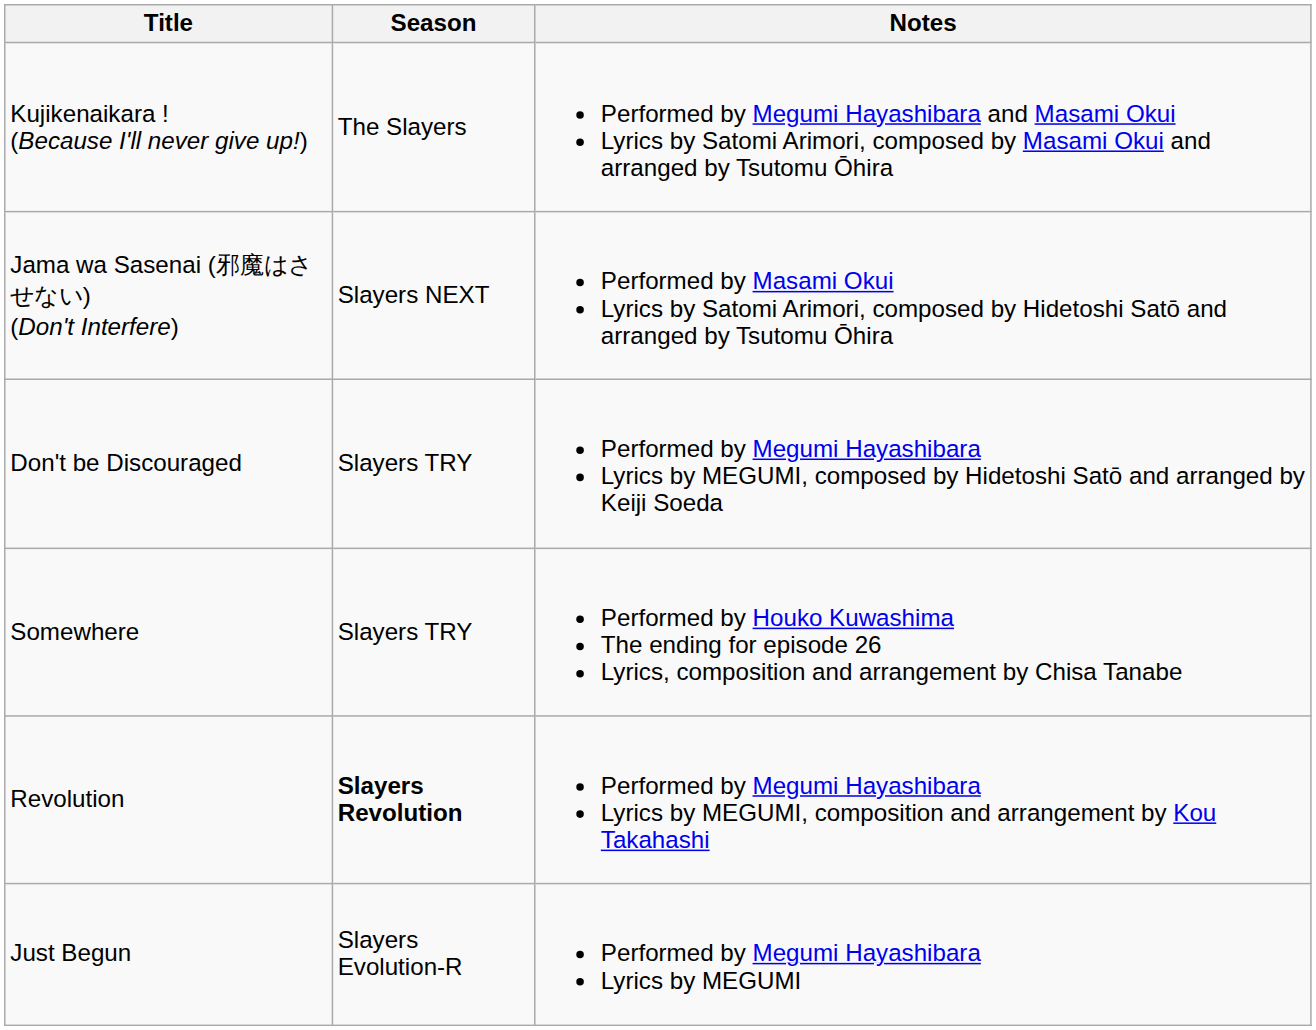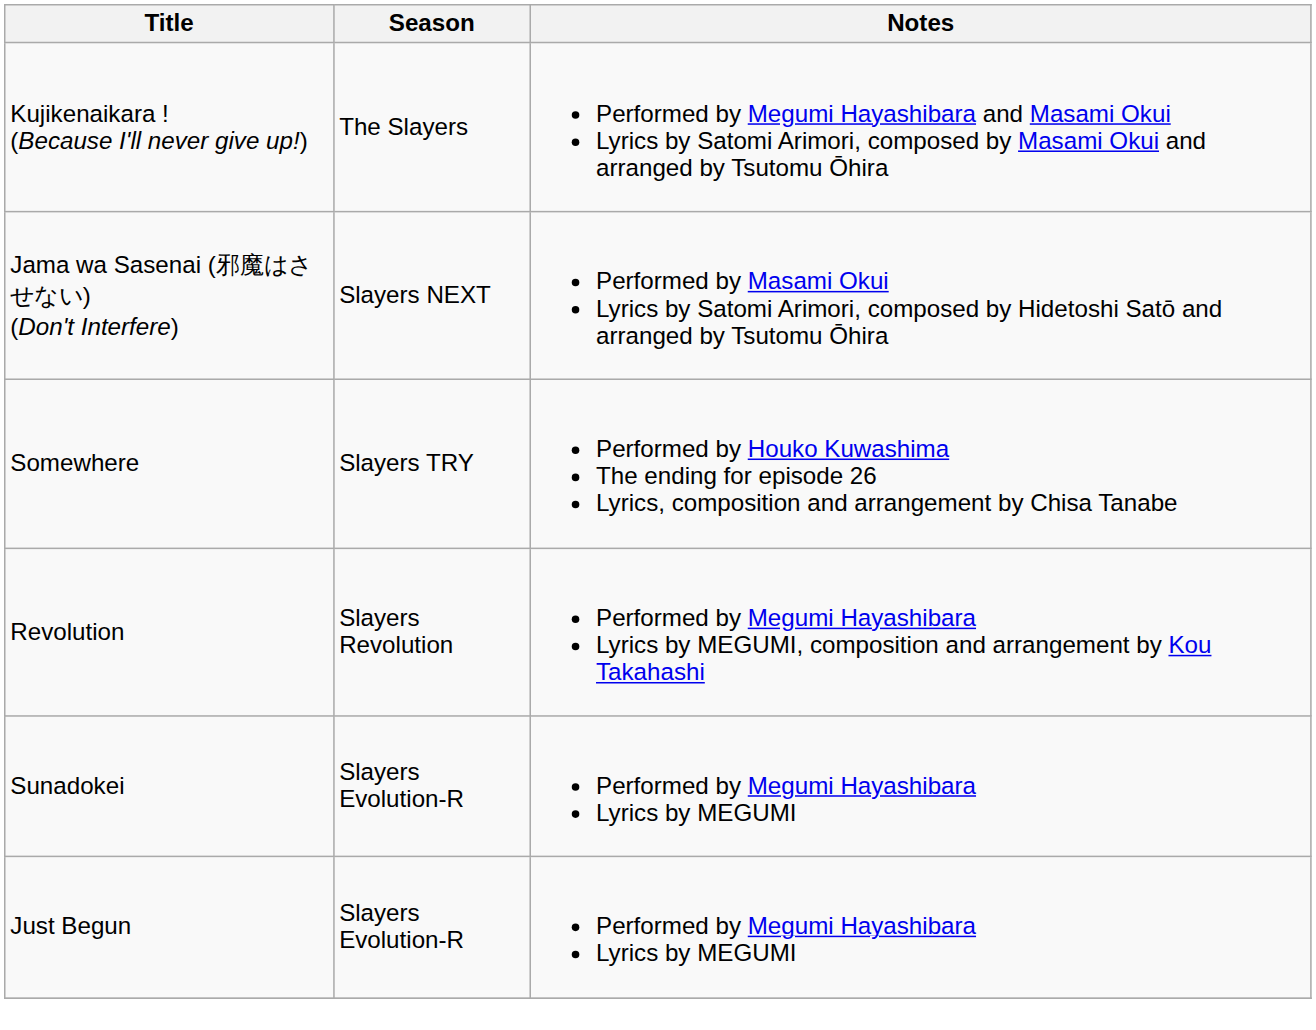- row: (126, 463)
(400, 799) bold -> (396, 631) normal
+ row: (67, 786)
